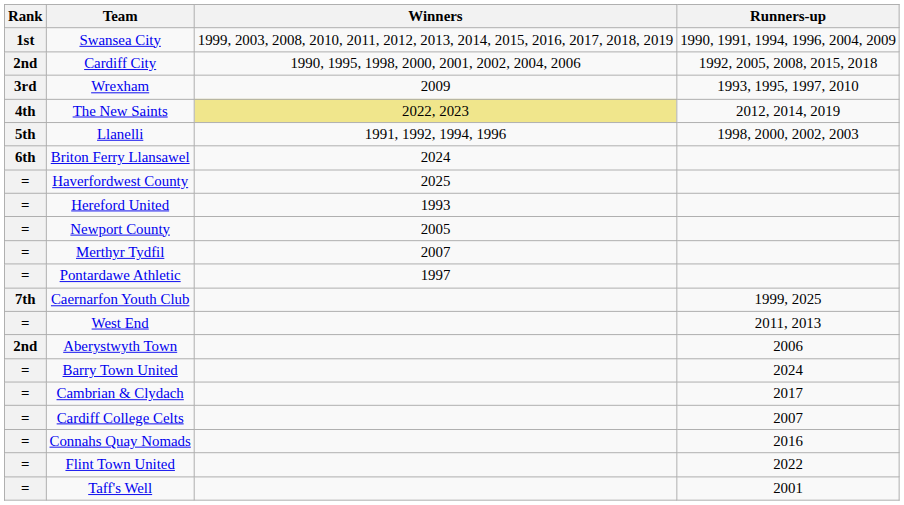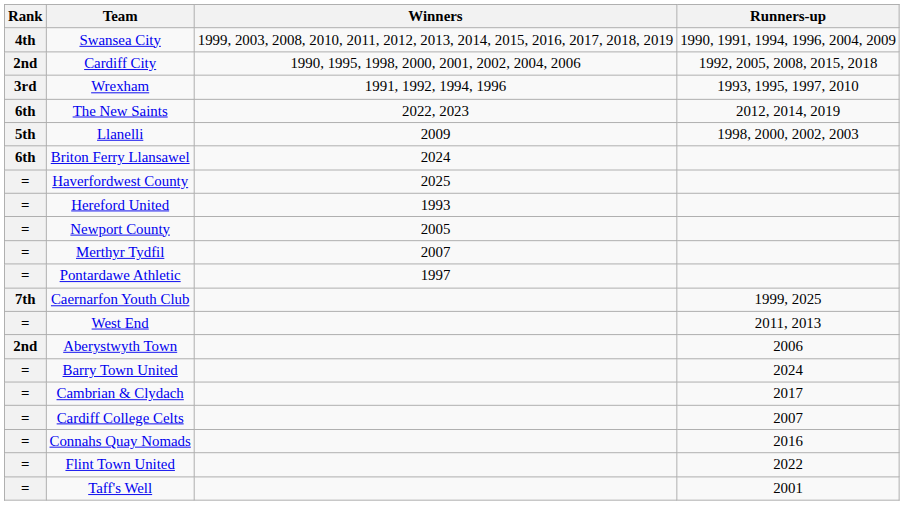(25, 39) 1st -> (25, 39) 4th
(436, 87) 2009 -> (436, 87) 1991, 1992, 1994, 1996
(25, 110) 4th -> (25, 110) 6th
(436, 110) khaki background -> (436, 110) no background
(436, 134) 1991, 1992, 1994, 1996 -> (436, 134) 2009
